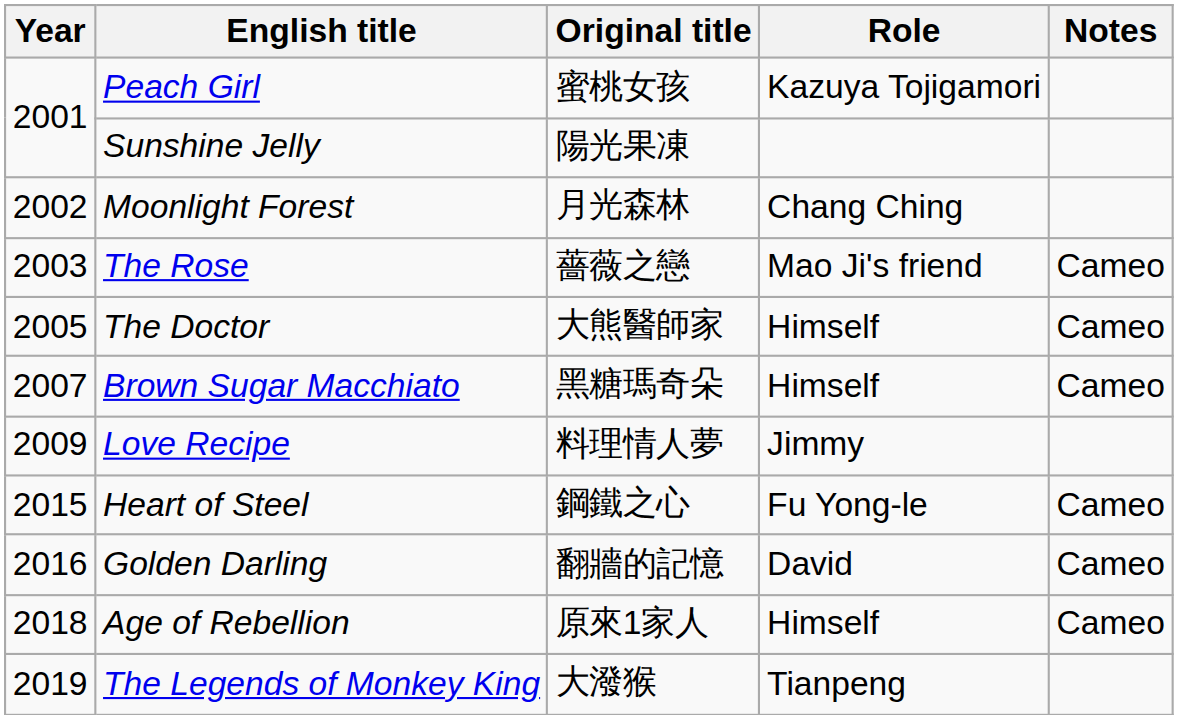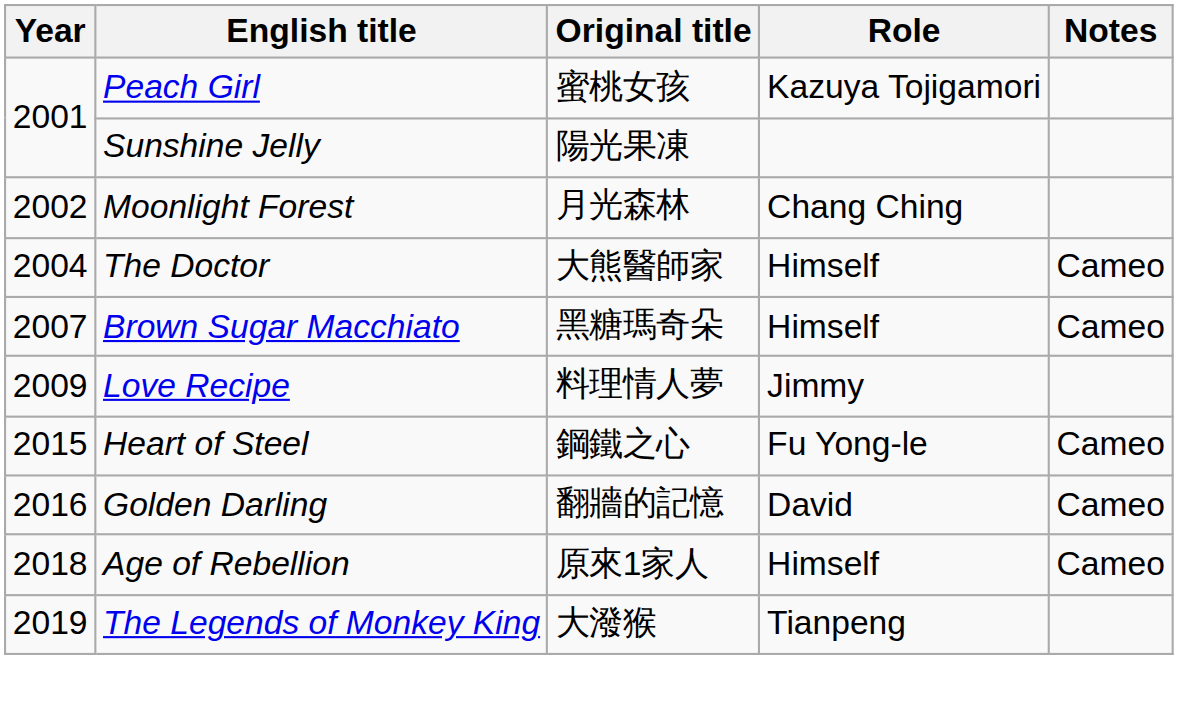- row: (176, 266)
(50, 325) 2005 -> (50, 266) 2004
